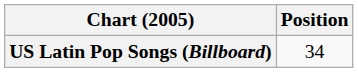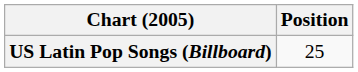(315, 51) 34 -> (315, 51) 25
